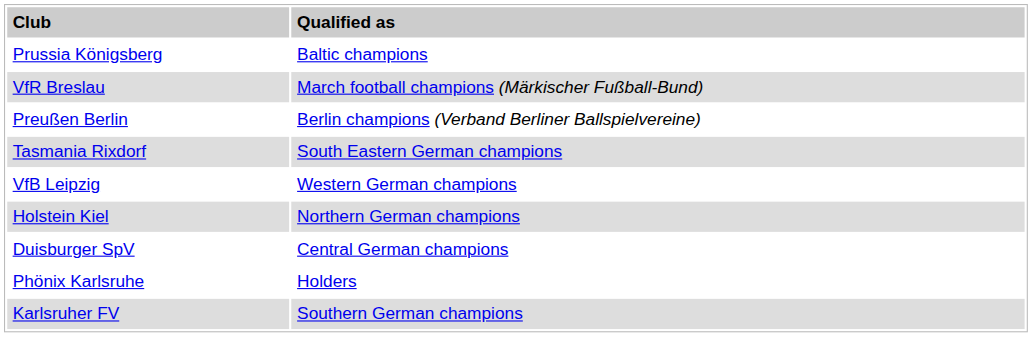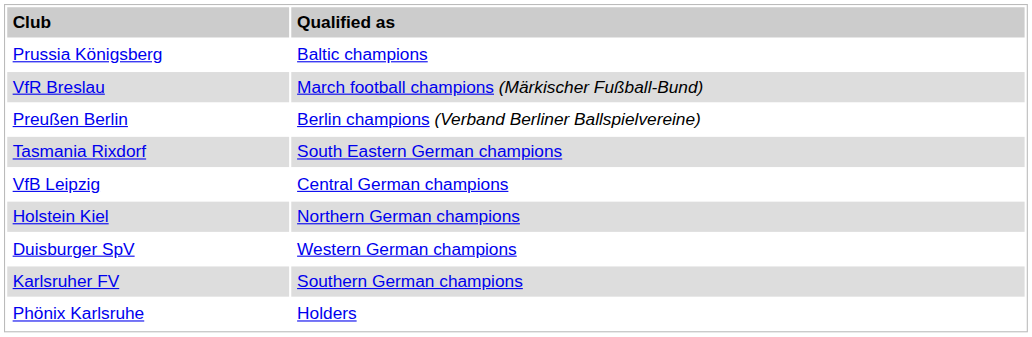(407, 184) Western German champions -> (403, 184) Central German champions
(403, 249) Central German champions -> (407, 249) Western German champions
rows swapped: (66, 313) <-> (78, 281)
